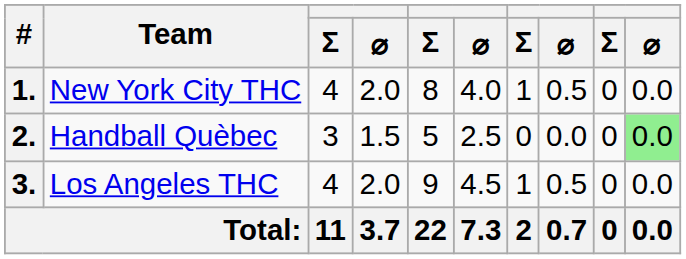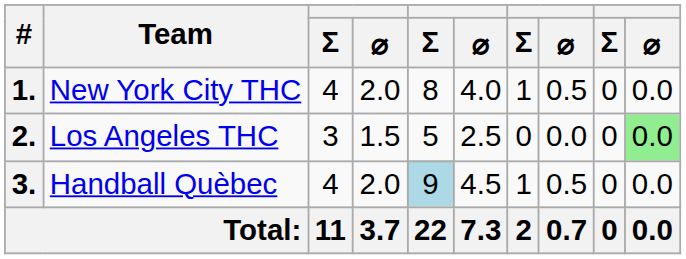(164, 136) Handball Quèbec -> (164, 136) Los Angeles THC
(164, 183) Los Angeles THC -> (164, 183) Handball Quèbec
(430, 183) no background -> (430, 183) lightblue background
